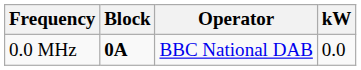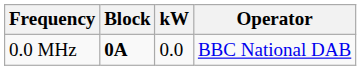columns swapped: (336, 19) <-> (236, 19)
